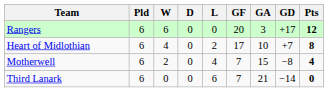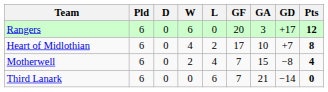columns swapped: (166, 12) <-> (190, 12)
